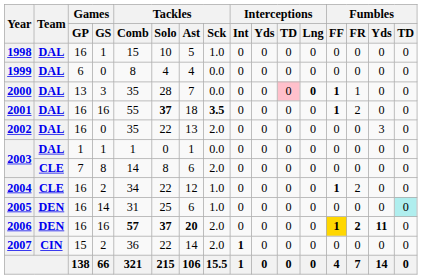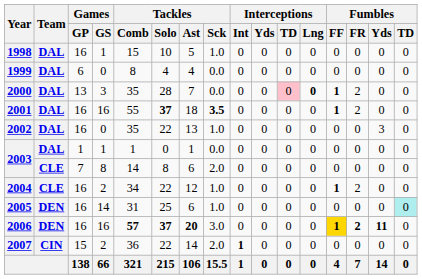(358, 91) 1 -> (358, 91) 2
(217, 129) 2.0 -> (217, 129) 1.0
(217, 226) 2.0 -> (217, 226) 3.0
